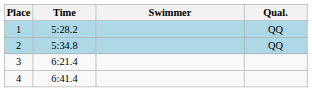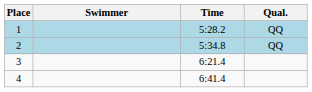columns swapped: (170, 12) <-> (64, 12)
